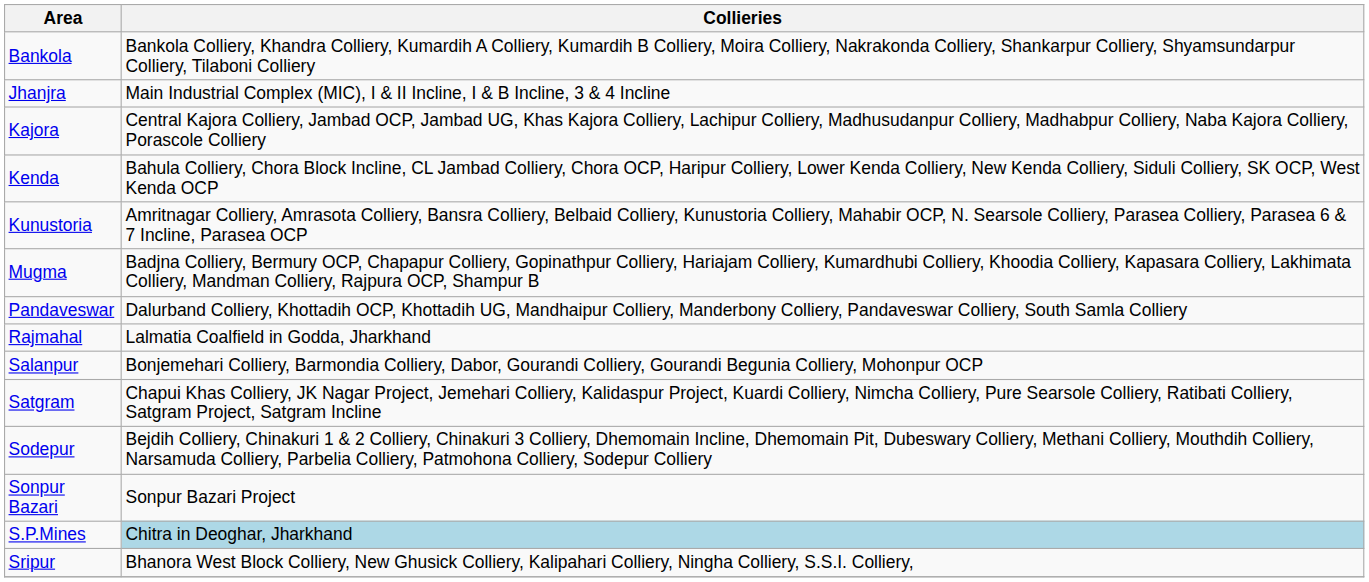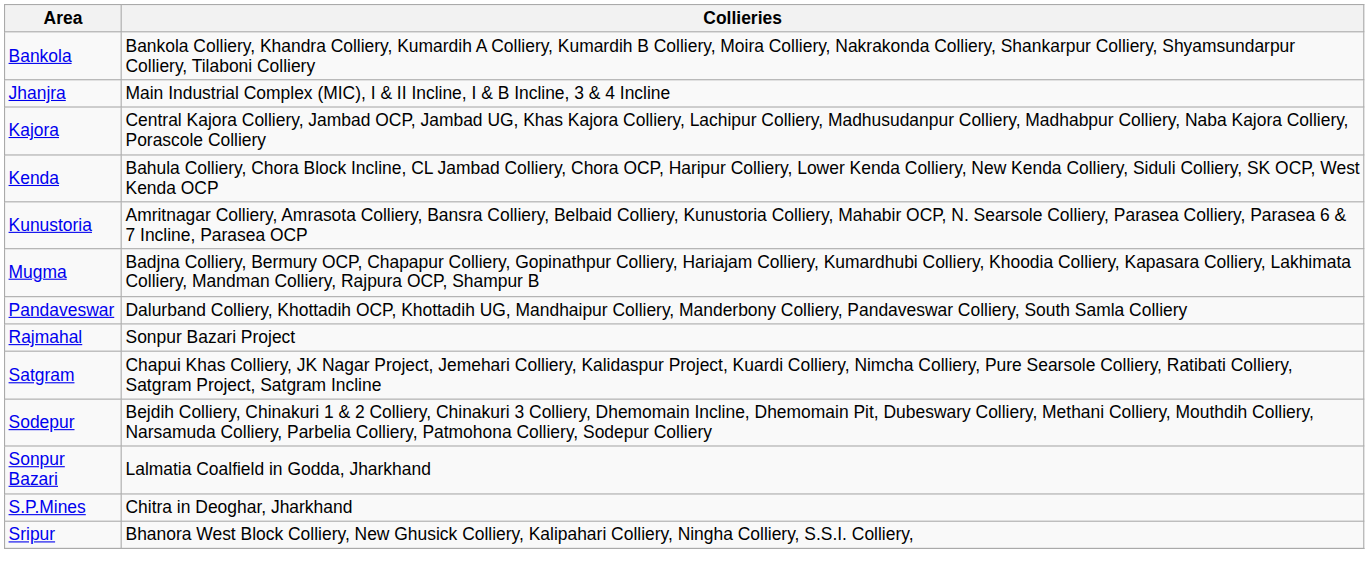(278, 337) Lalmatia Coalfield in Godda, Jharkhand -> (210, 337) Sonpur Bazari Project
- row: (43, 365)
(210, 497) Sonpur Bazari Project -> (278, 469) Lalmatia Coalfield in Godda, Jharkhand
(239, 534) lightblue background -> (239, 507) no background
